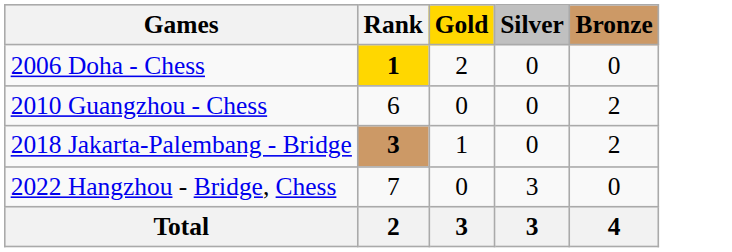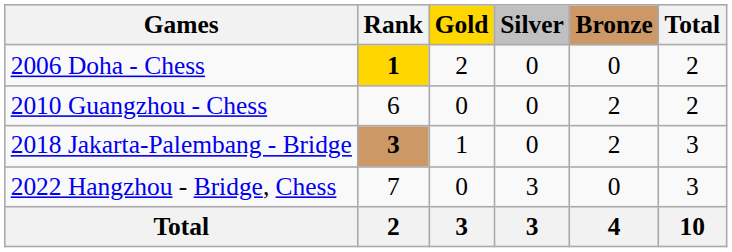+ column: (692, 24)
